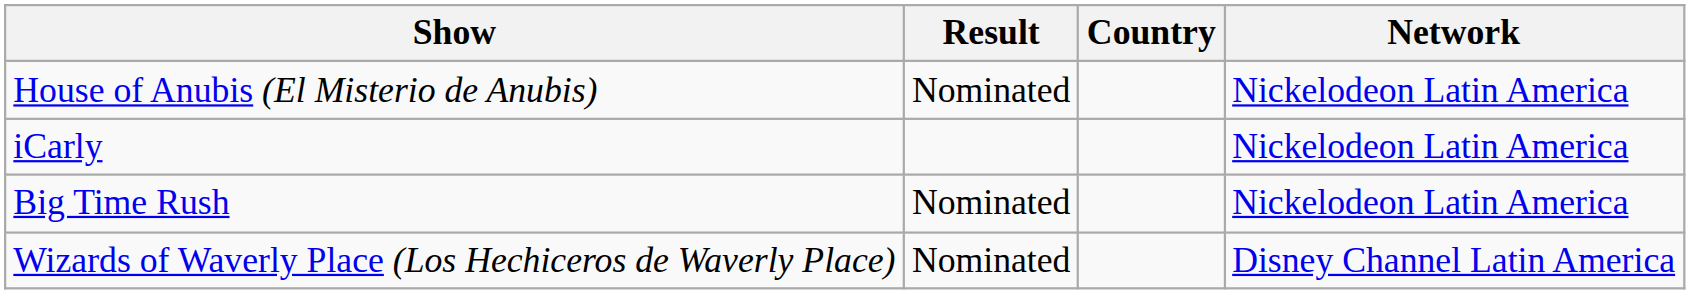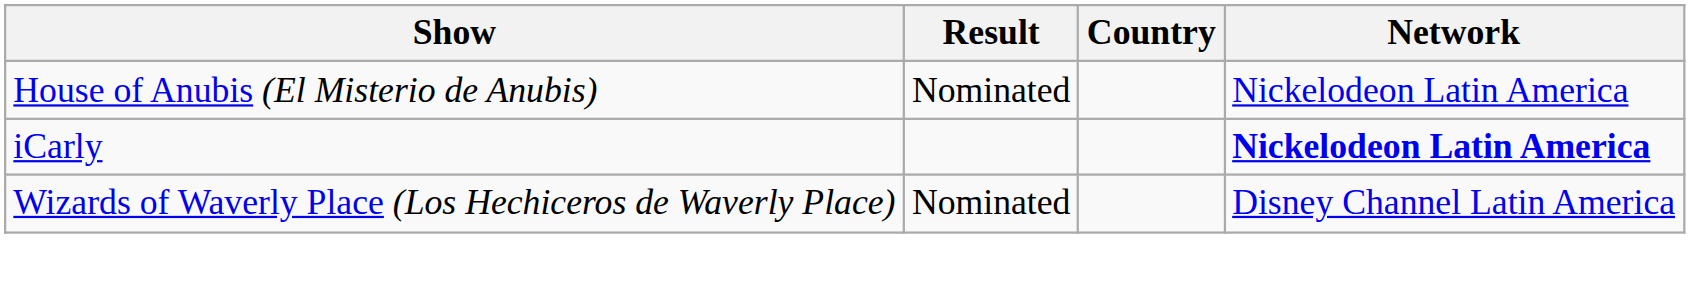(1430, 145) normal -> (1441, 145) bold
- row: (121, 202)
